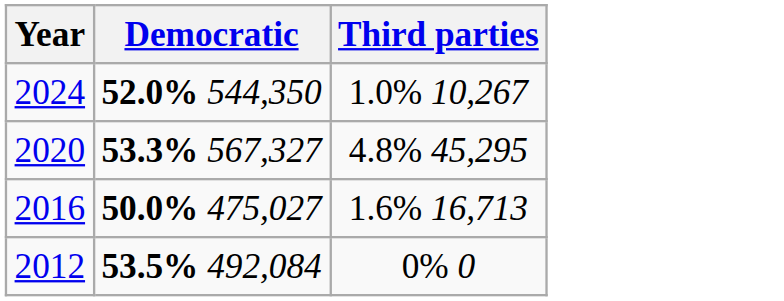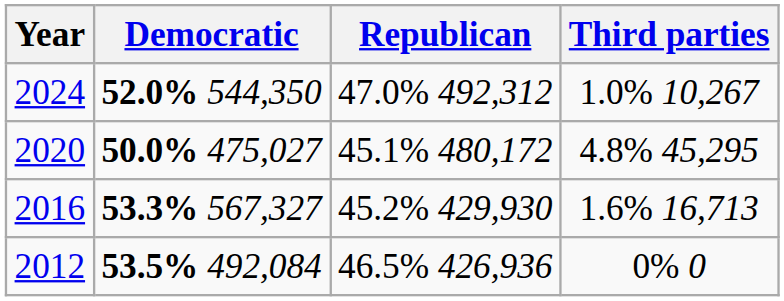+ column: (445, 33)
(212, 150) 53.3% 567,327 -> (212, 150) 50.0% 475,027
(212, 208) 50.0% 475,027 -> (212, 208) 53.3% 567,327
